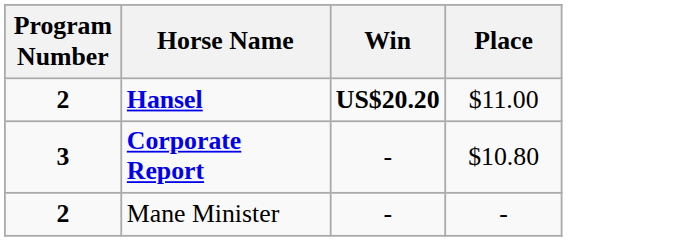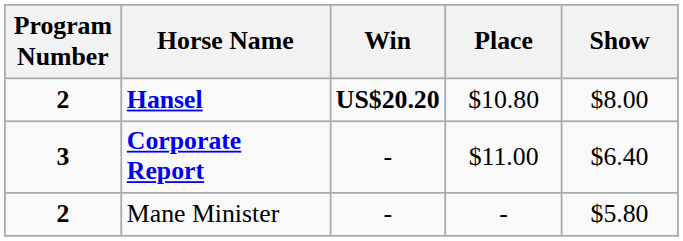+ column: (620, 41)
(504, 99) $11.00 -> (504, 99) $10.80
(504, 156) $10.80 -> (504, 156) $11.00
